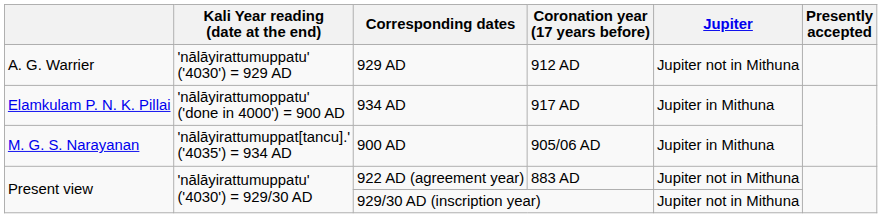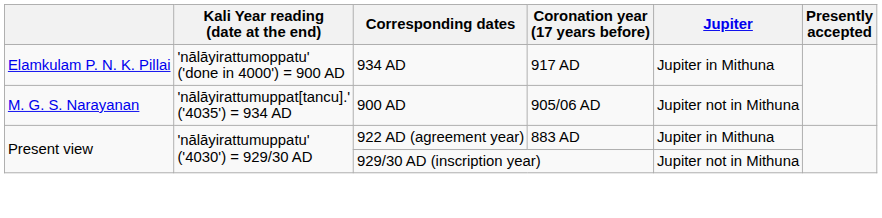- row: (381, 65)
(716, 145) Jupiter in Mithuna -> (728, 105) Jupiter not in Mithuna
(728, 177) Jupiter not in Mithuna -> (716, 137) Jupiter in Mithuna
